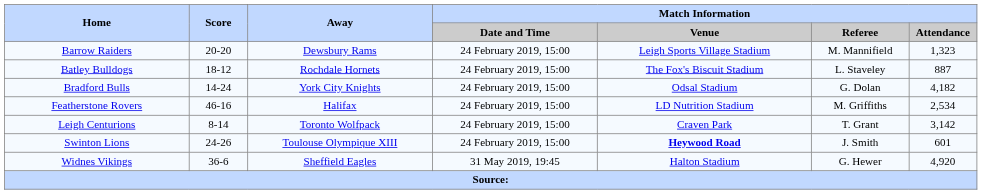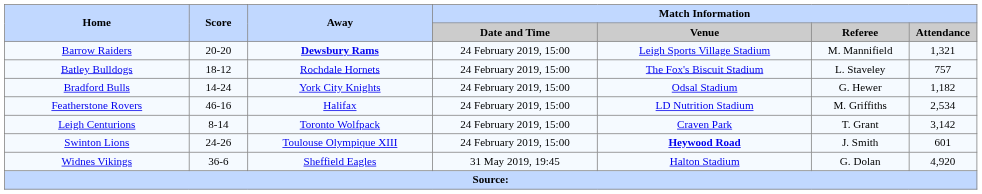(340, 50) normal -> (340, 50) bold
(943, 50) 1,323 -> (943, 50) 1,321
(943, 69) 887 -> (943, 69) 757
(860, 87) G. Dolan -> (860, 87) G. Hewer
(943, 87) 4,182 -> (943, 87) 1,182
(860, 161) G. Hewer -> (860, 161) G. Dolan
